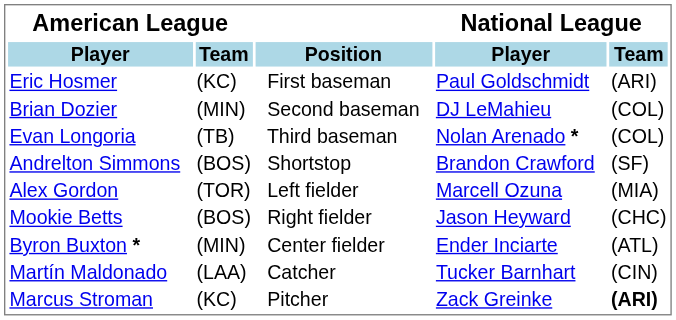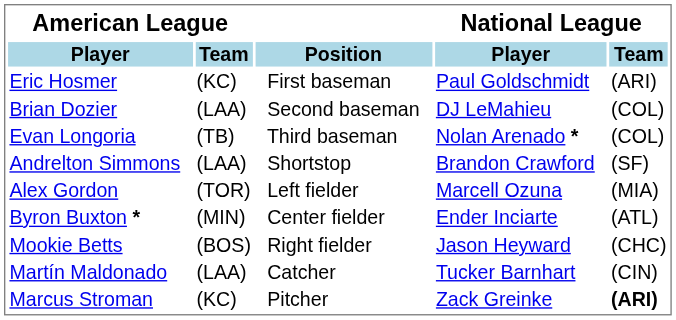(221, 109) (MIN) -> (222, 109) (LAA)
(224, 163) (BOS) -> (222, 163) (LAA)
rows swapped: (75, 245) <-> (66, 218)
